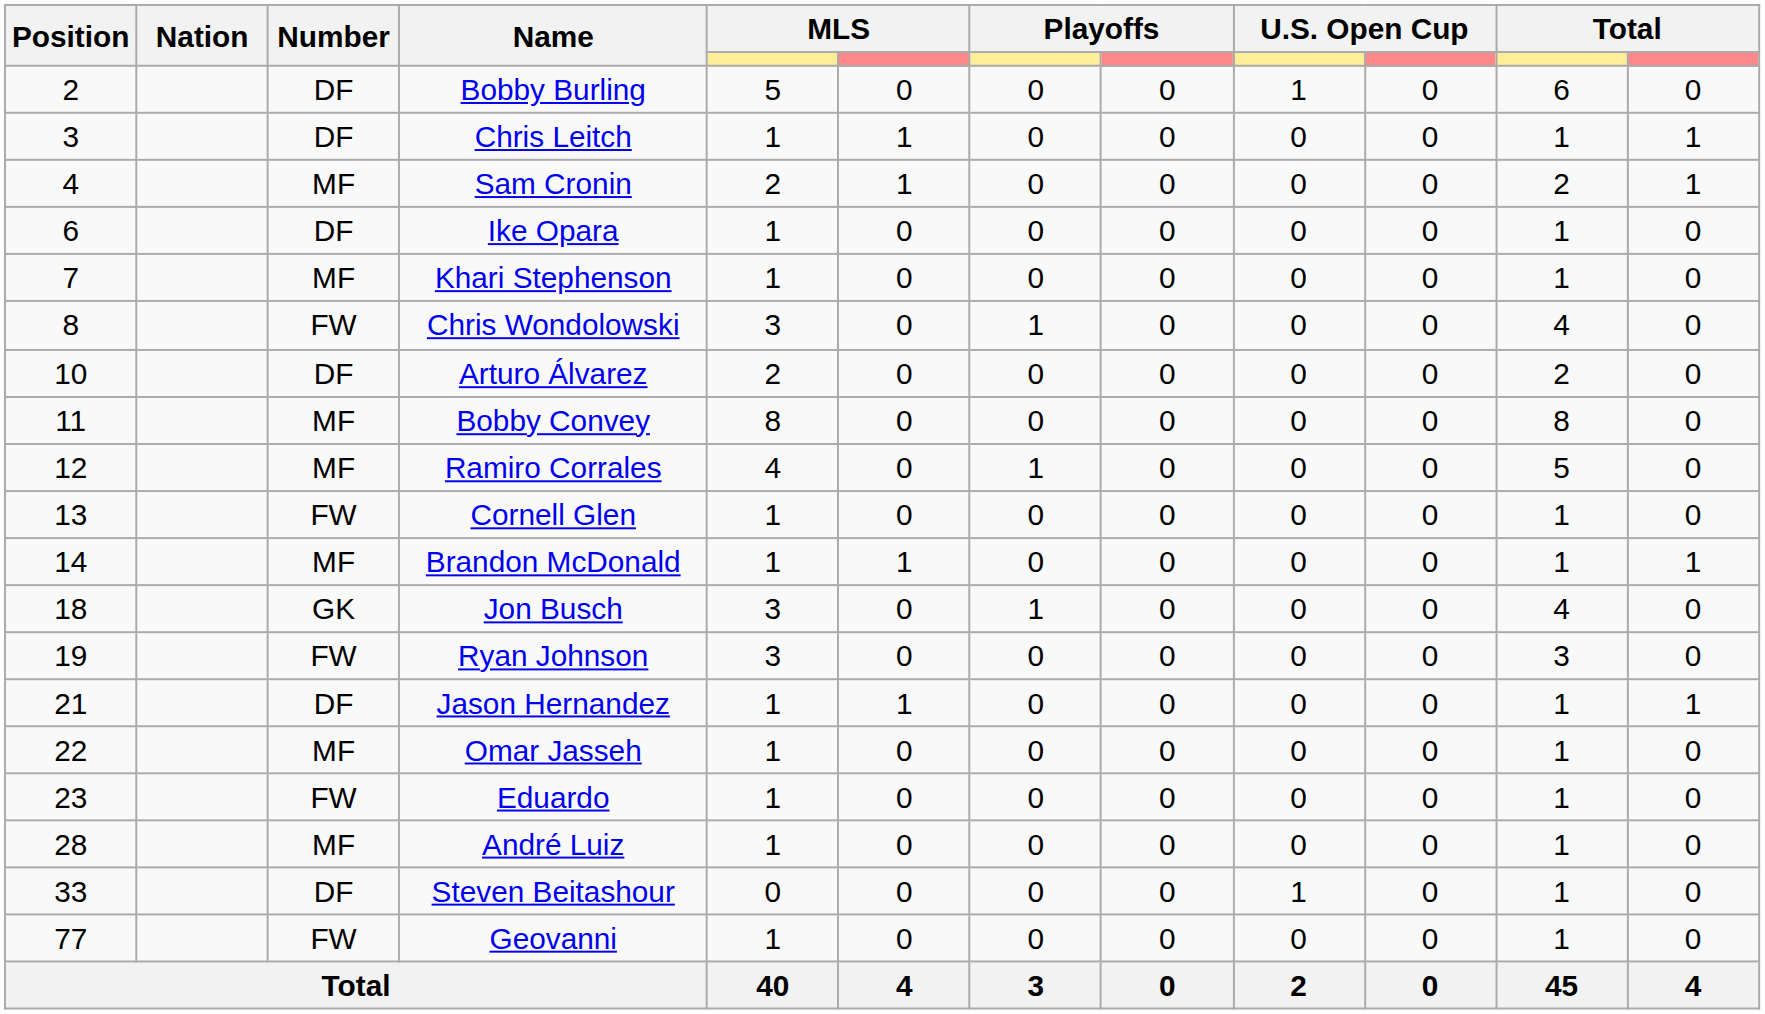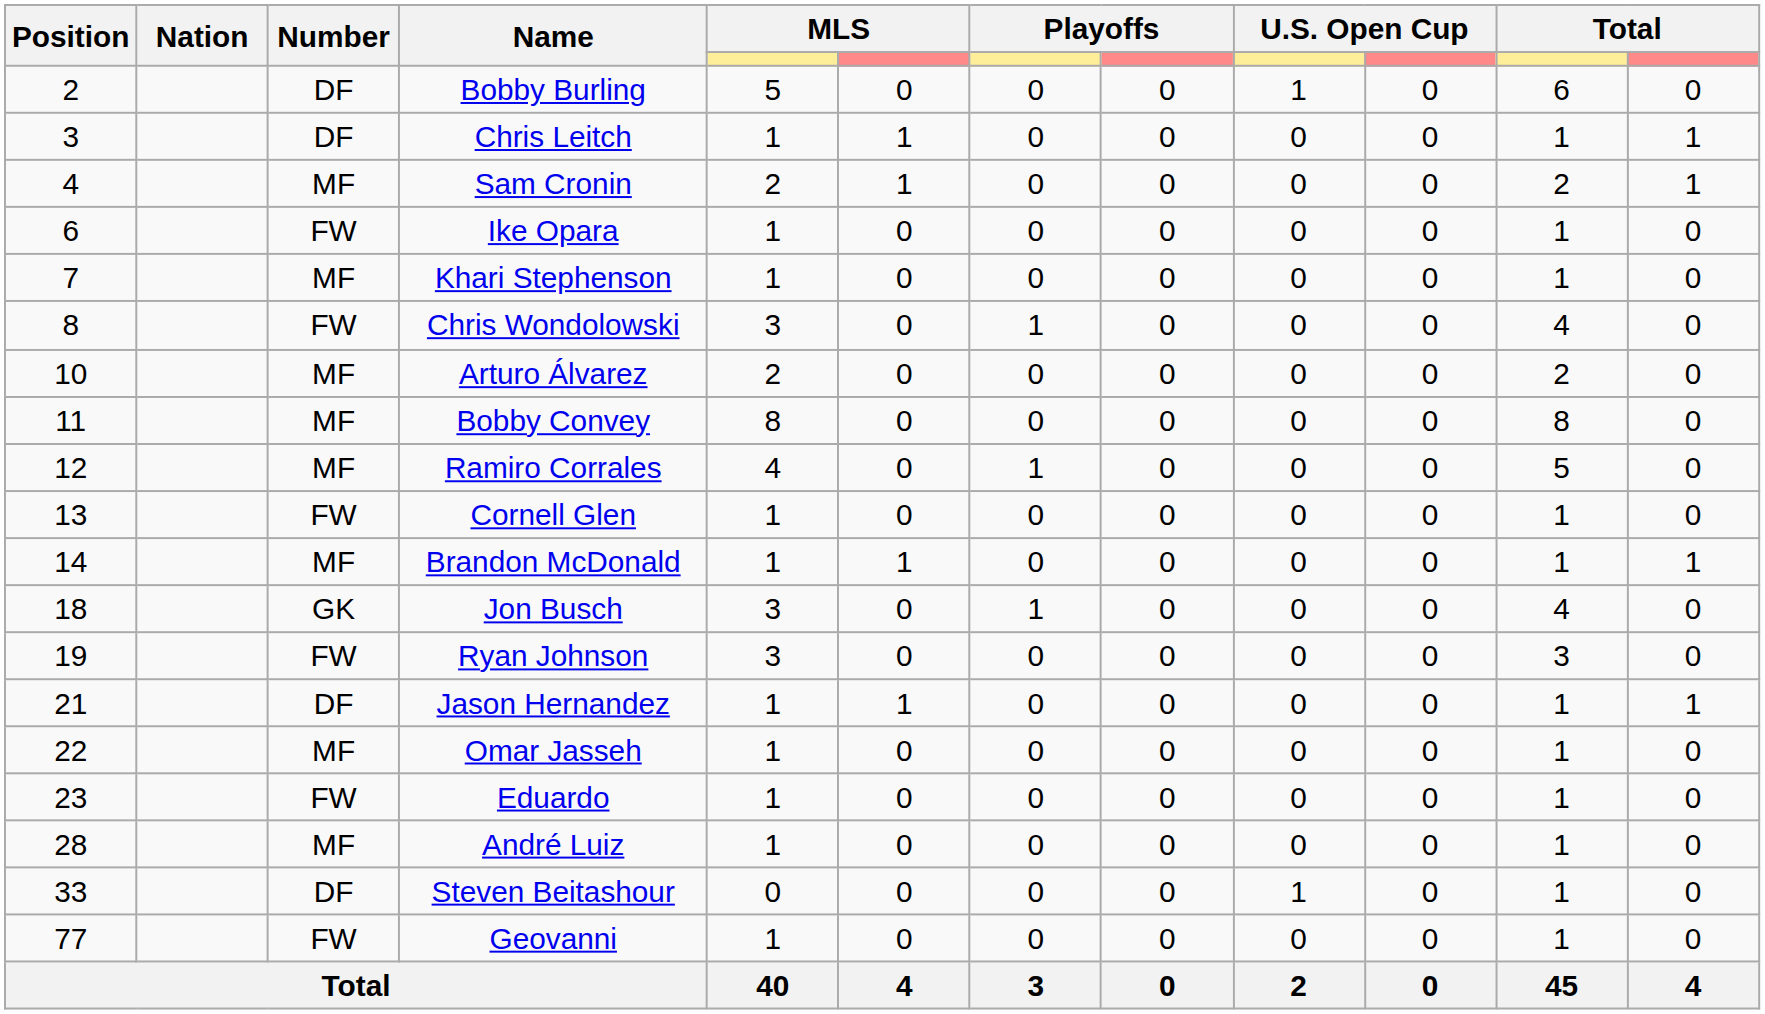(334, 231) DF -> (334, 231) FW
(334, 373) DF -> (334, 373) MF
